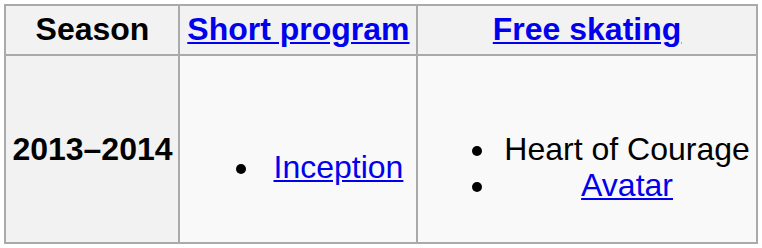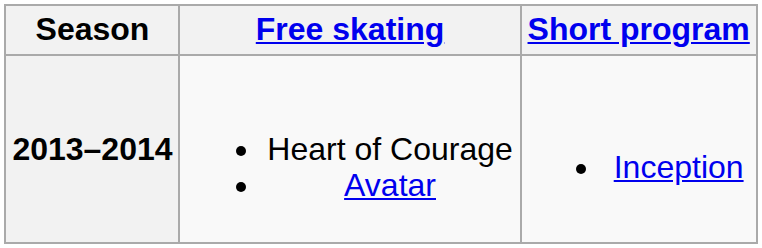columns swapped: (298, 29) <-> (587, 29)
